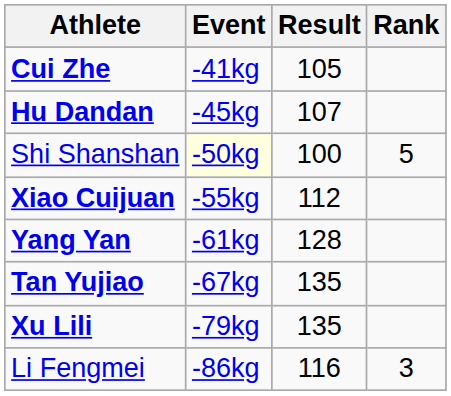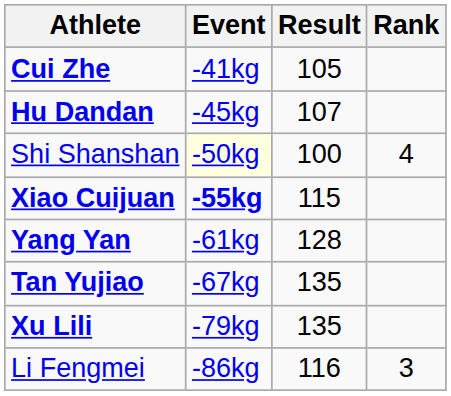(406, 154) 5 -> (406, 154) 4
(226, 197) normal -> (227, 197) bold
(319, 197) 112 -> (319, 197) 115
